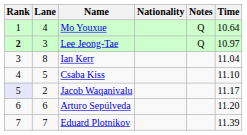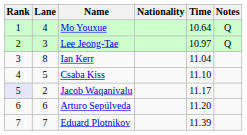columns swapped: (228, 12) <-> (201, 12)
(18, 43) bold -> (18, 43) normal
